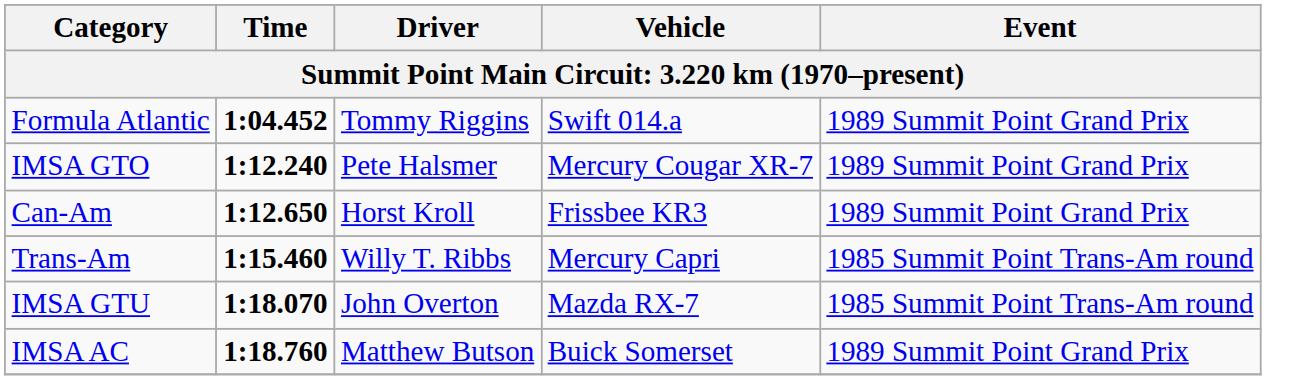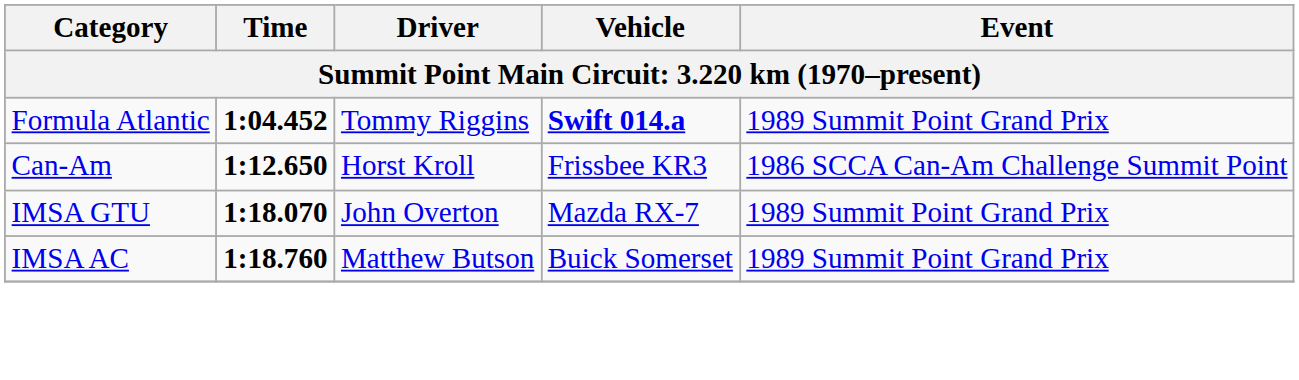(615, 119) normal -> (616, 119) bold
- row: (81, 166)
(1008, 212) 1989 Summit Point Grand Prix -> (1017, 166) 1986 SCCA Can-Am Challenge Summit Point
- row: (71, 258)
(1040, 304) 1985 Summit Point Trans-Am round -> (928, 212) 1989 Summit Point Grand Prix
